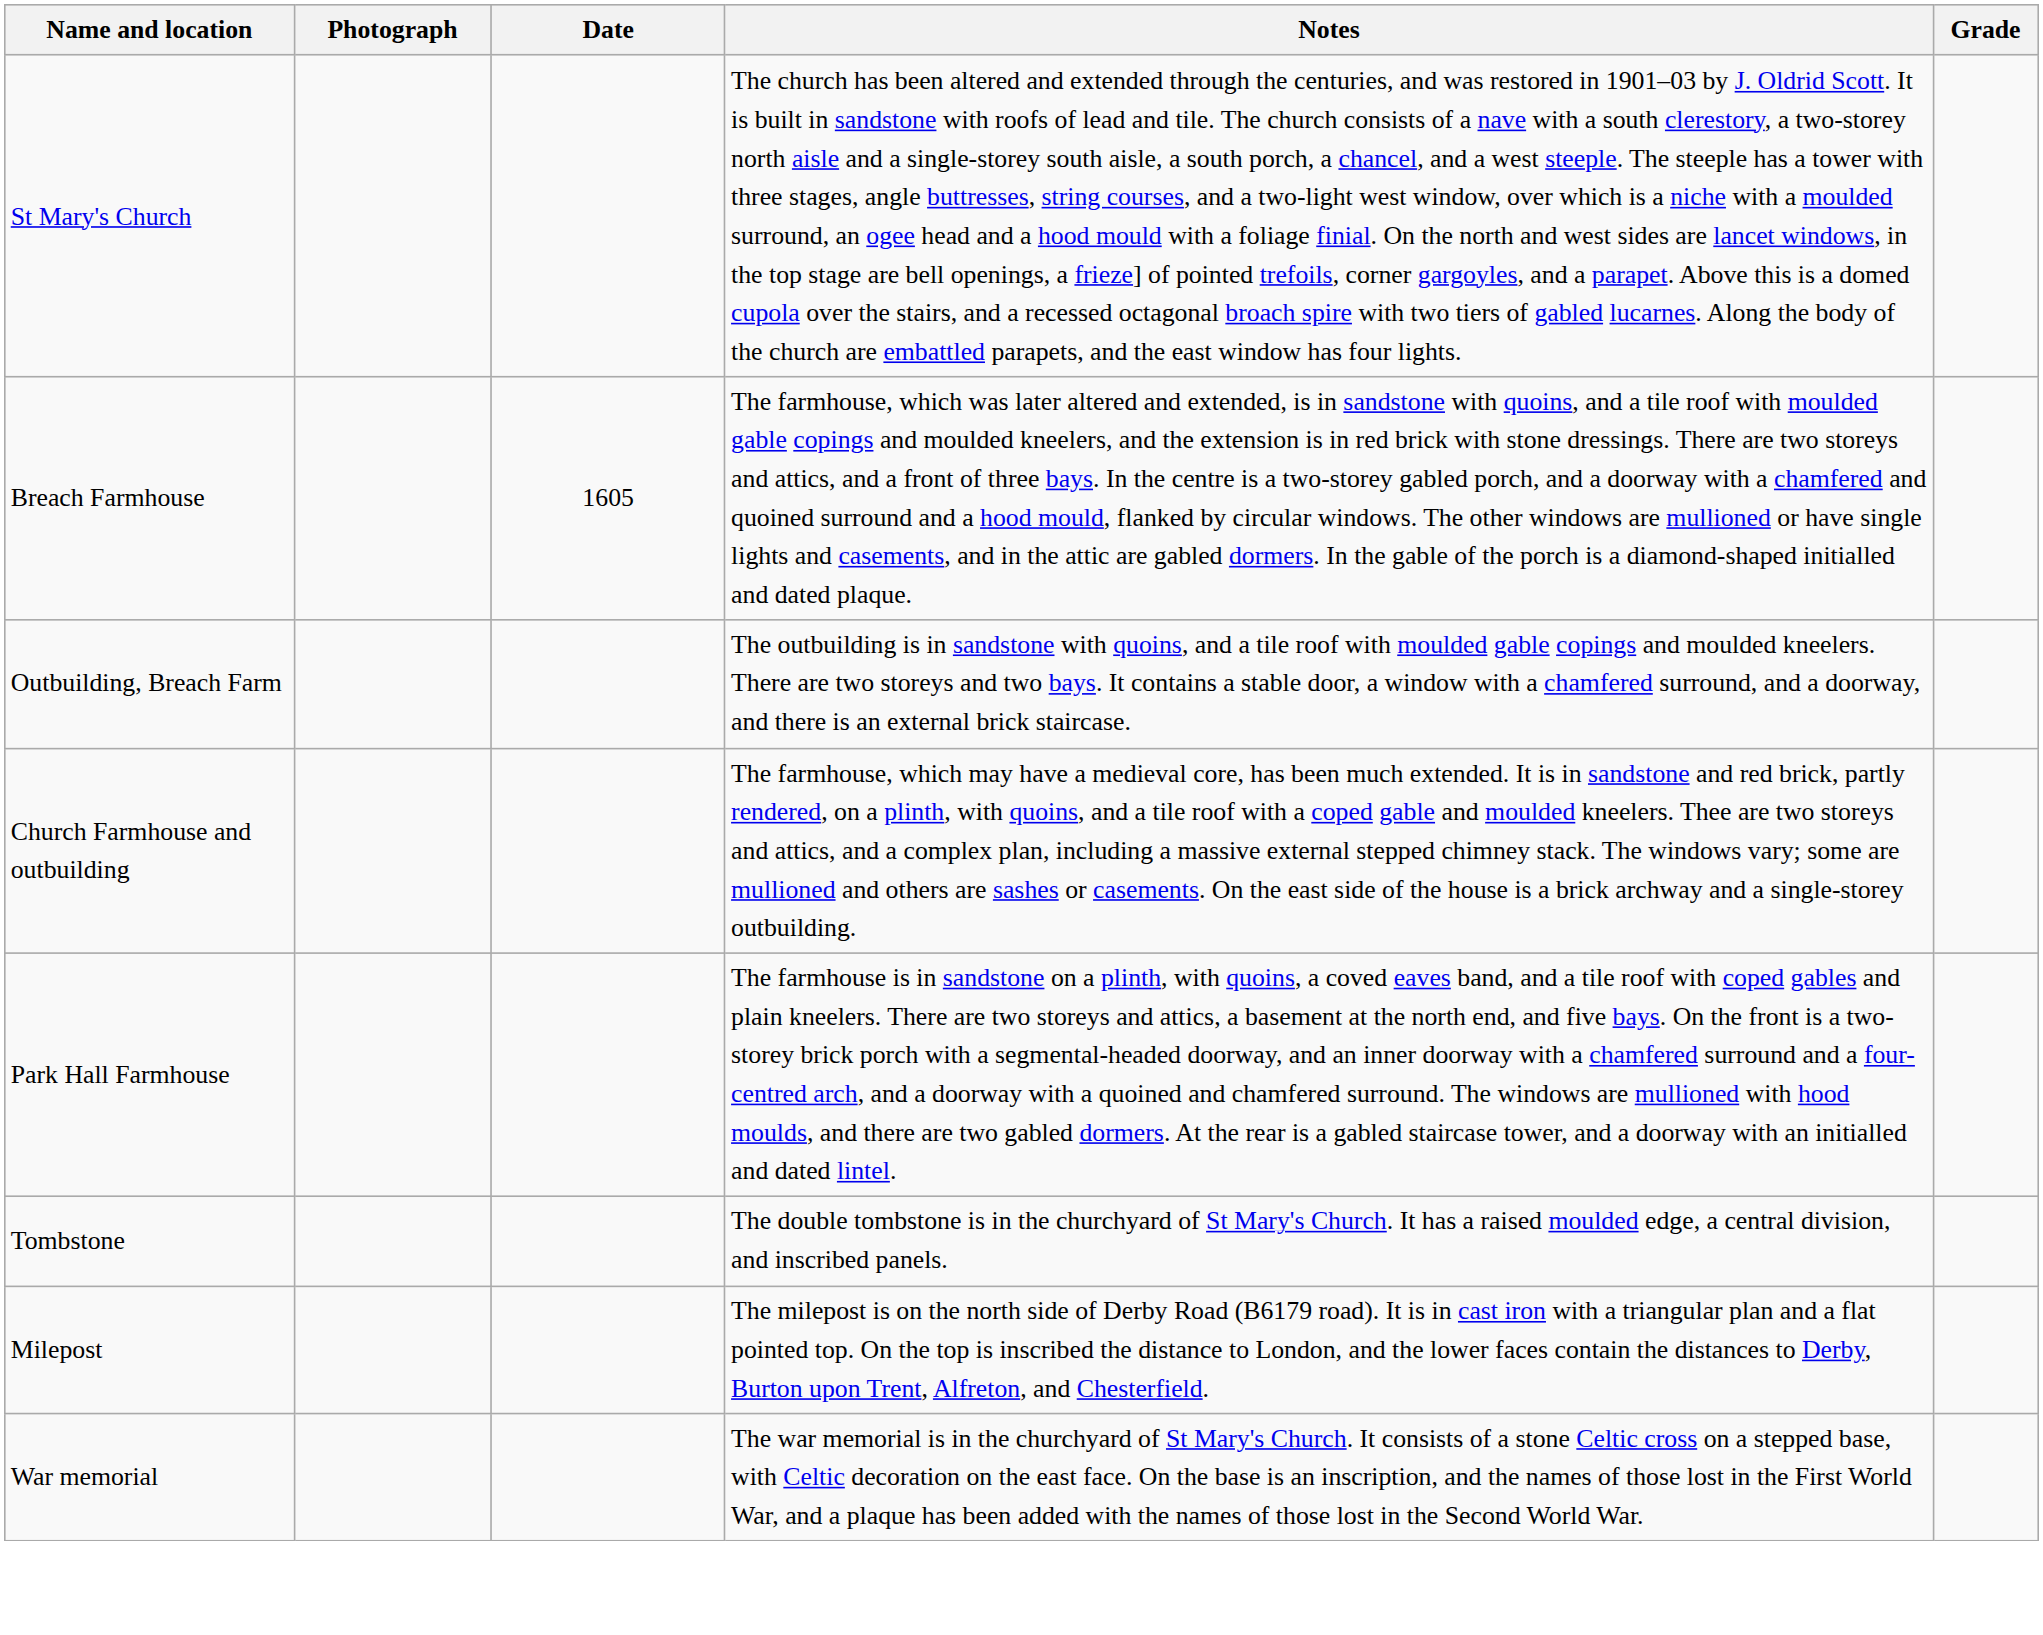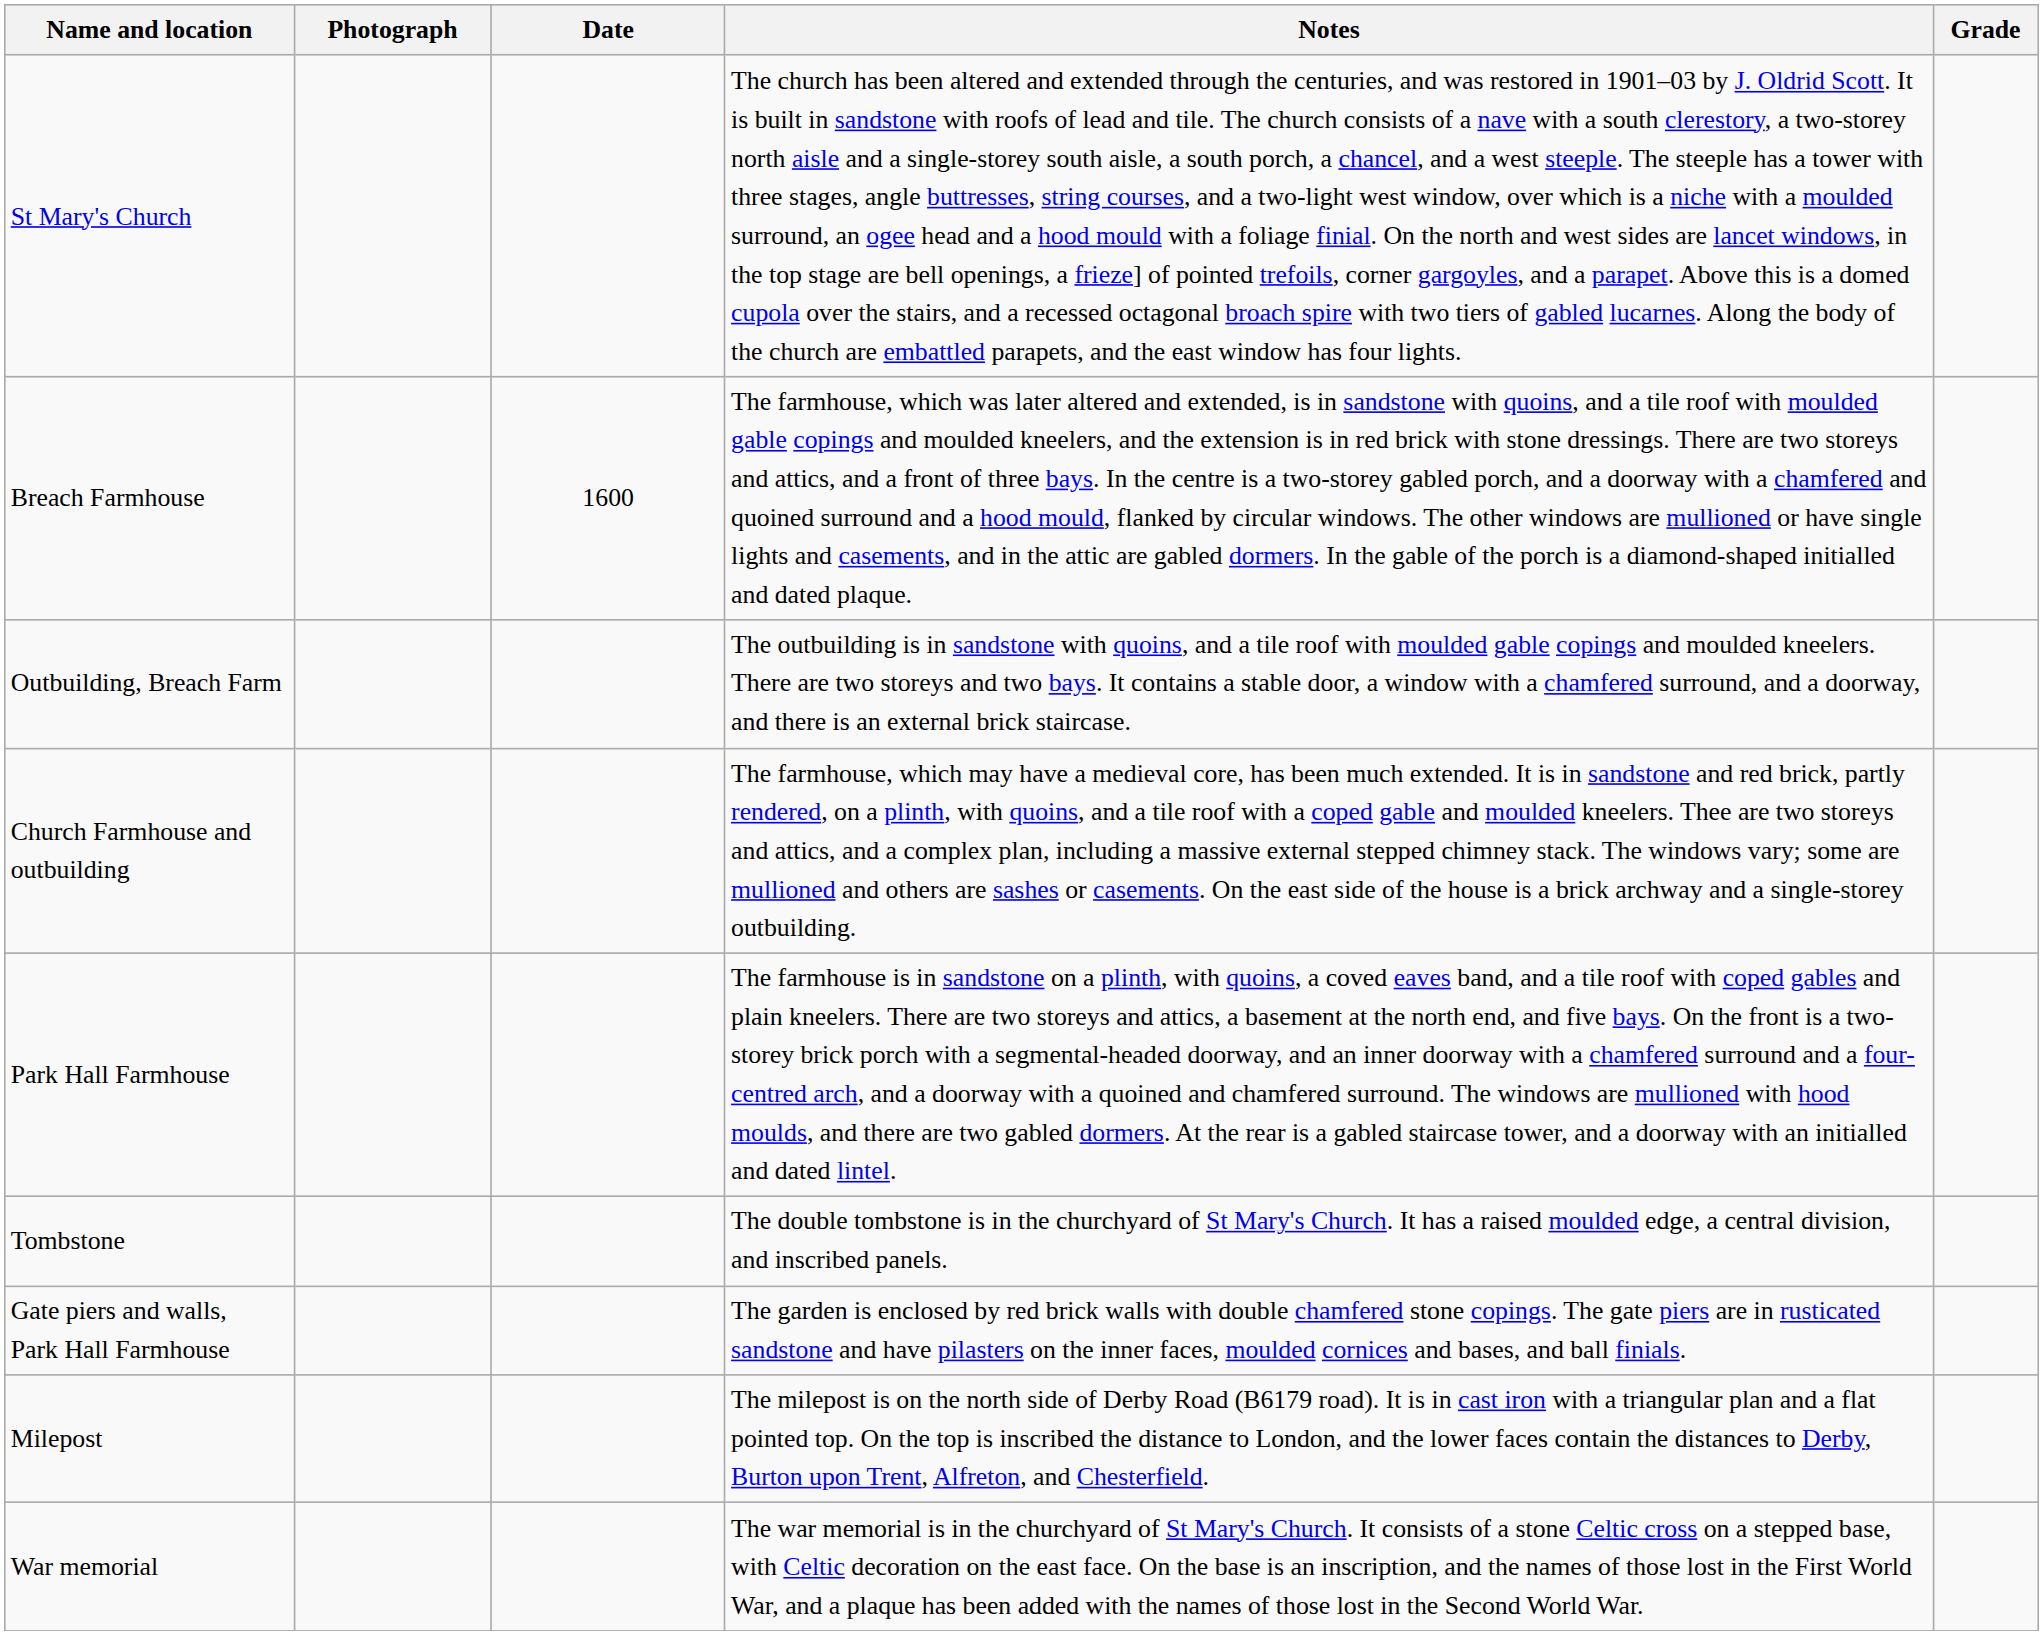(608, 497) 1605 -> (608, 497) 1600
+ row: (120, 1330)
